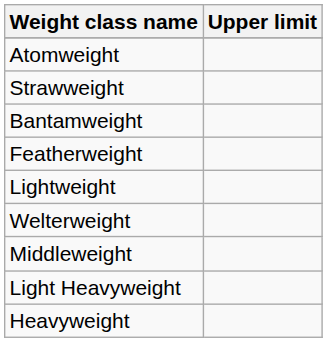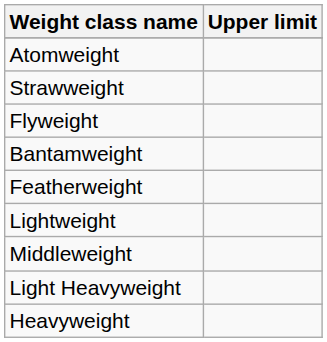+ row: (54, 121)
- row: (70, 221)
